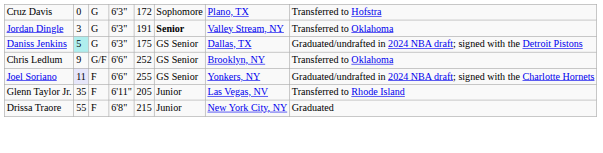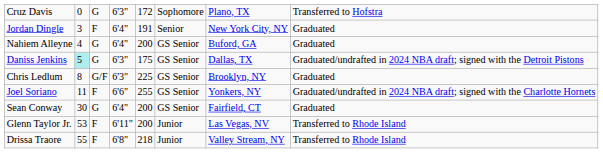(95, 28) G -> (95, 28) F
(119, 28) 6'3" -> (120, 28) 6'4"
(170, 28) bold -> (170, 28) normal
(246, 28) Valley Stream, NY -> (248, 28) New York City, NY
(343, 28) Transferred to Oklahoma -> (314, 28) Graduated
+ row: (40, 44)
(79, 60) 9 -> (80, 76) 8
(119, 60) 6'6" -> (120, 76) 6'3"
(144, 60) 252 -> (145, 76) 225
(343, 60) Transferred to Oklahoma -> (314, 76) Graduated
(81, 76) lavender background -> (82, 92) no background
+ row: (34, 108)
(81, 92) 35 -> (82, 124) 53
(144, 92) 205 -> (145, 124) 200
(144, 108) 215 -> (145, 140) 218
(247, 108) New York City, NY -> (247, 140) Valley Stream, NY
(313, 108) Graduated -> (349, 140) Transferred to Rhode Island
